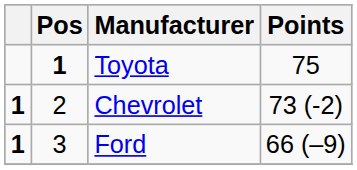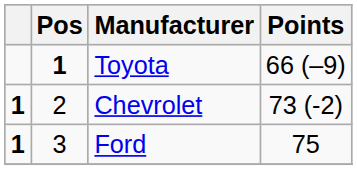(306, 65) 75 -> (306, 65) 66 (–9)
(306, 145) 66 (–9) -> (306, 145) 75
